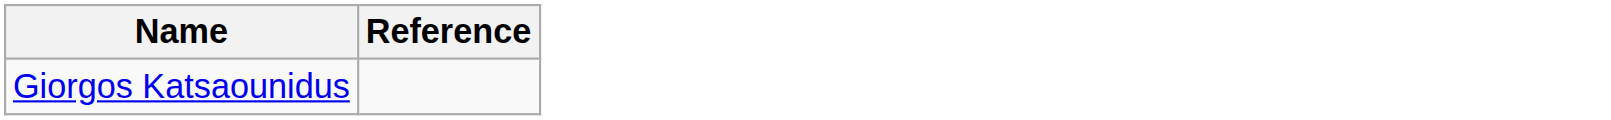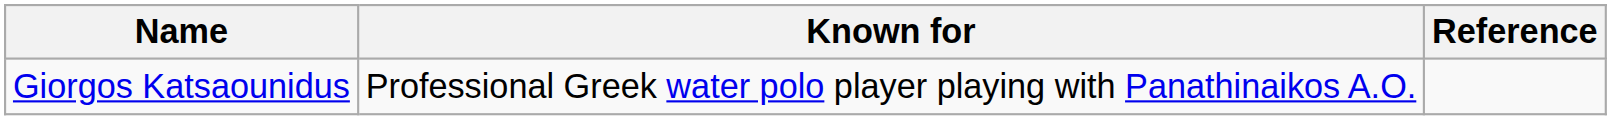+ column: (891, 31)
